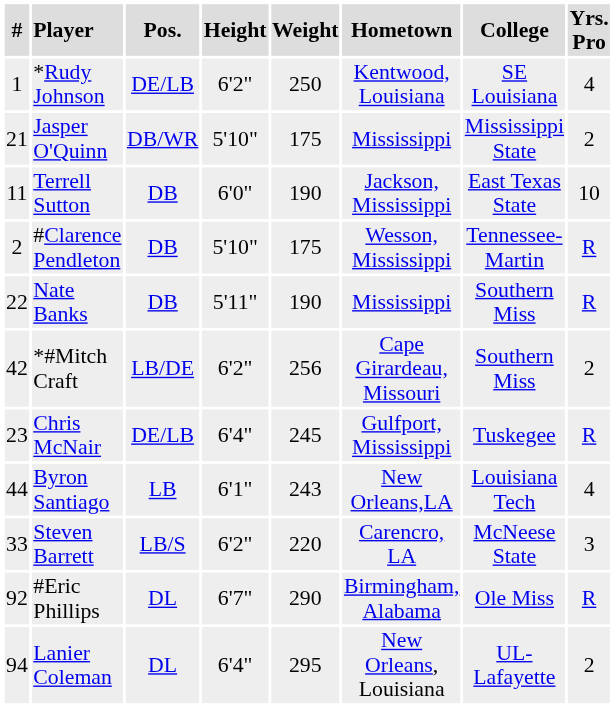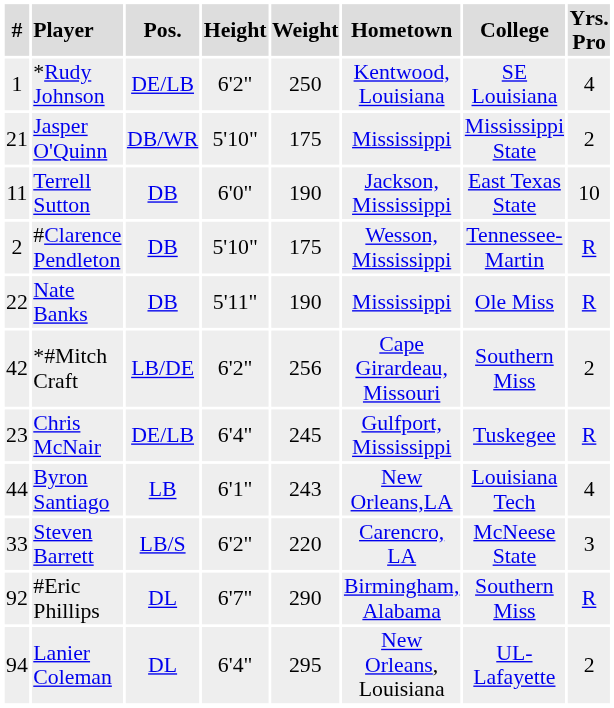(514, 301) Southern Miss -> (514, 301) Ole Miss
(514, 598) Ole Miss -> (514, 598) Southern Miss
